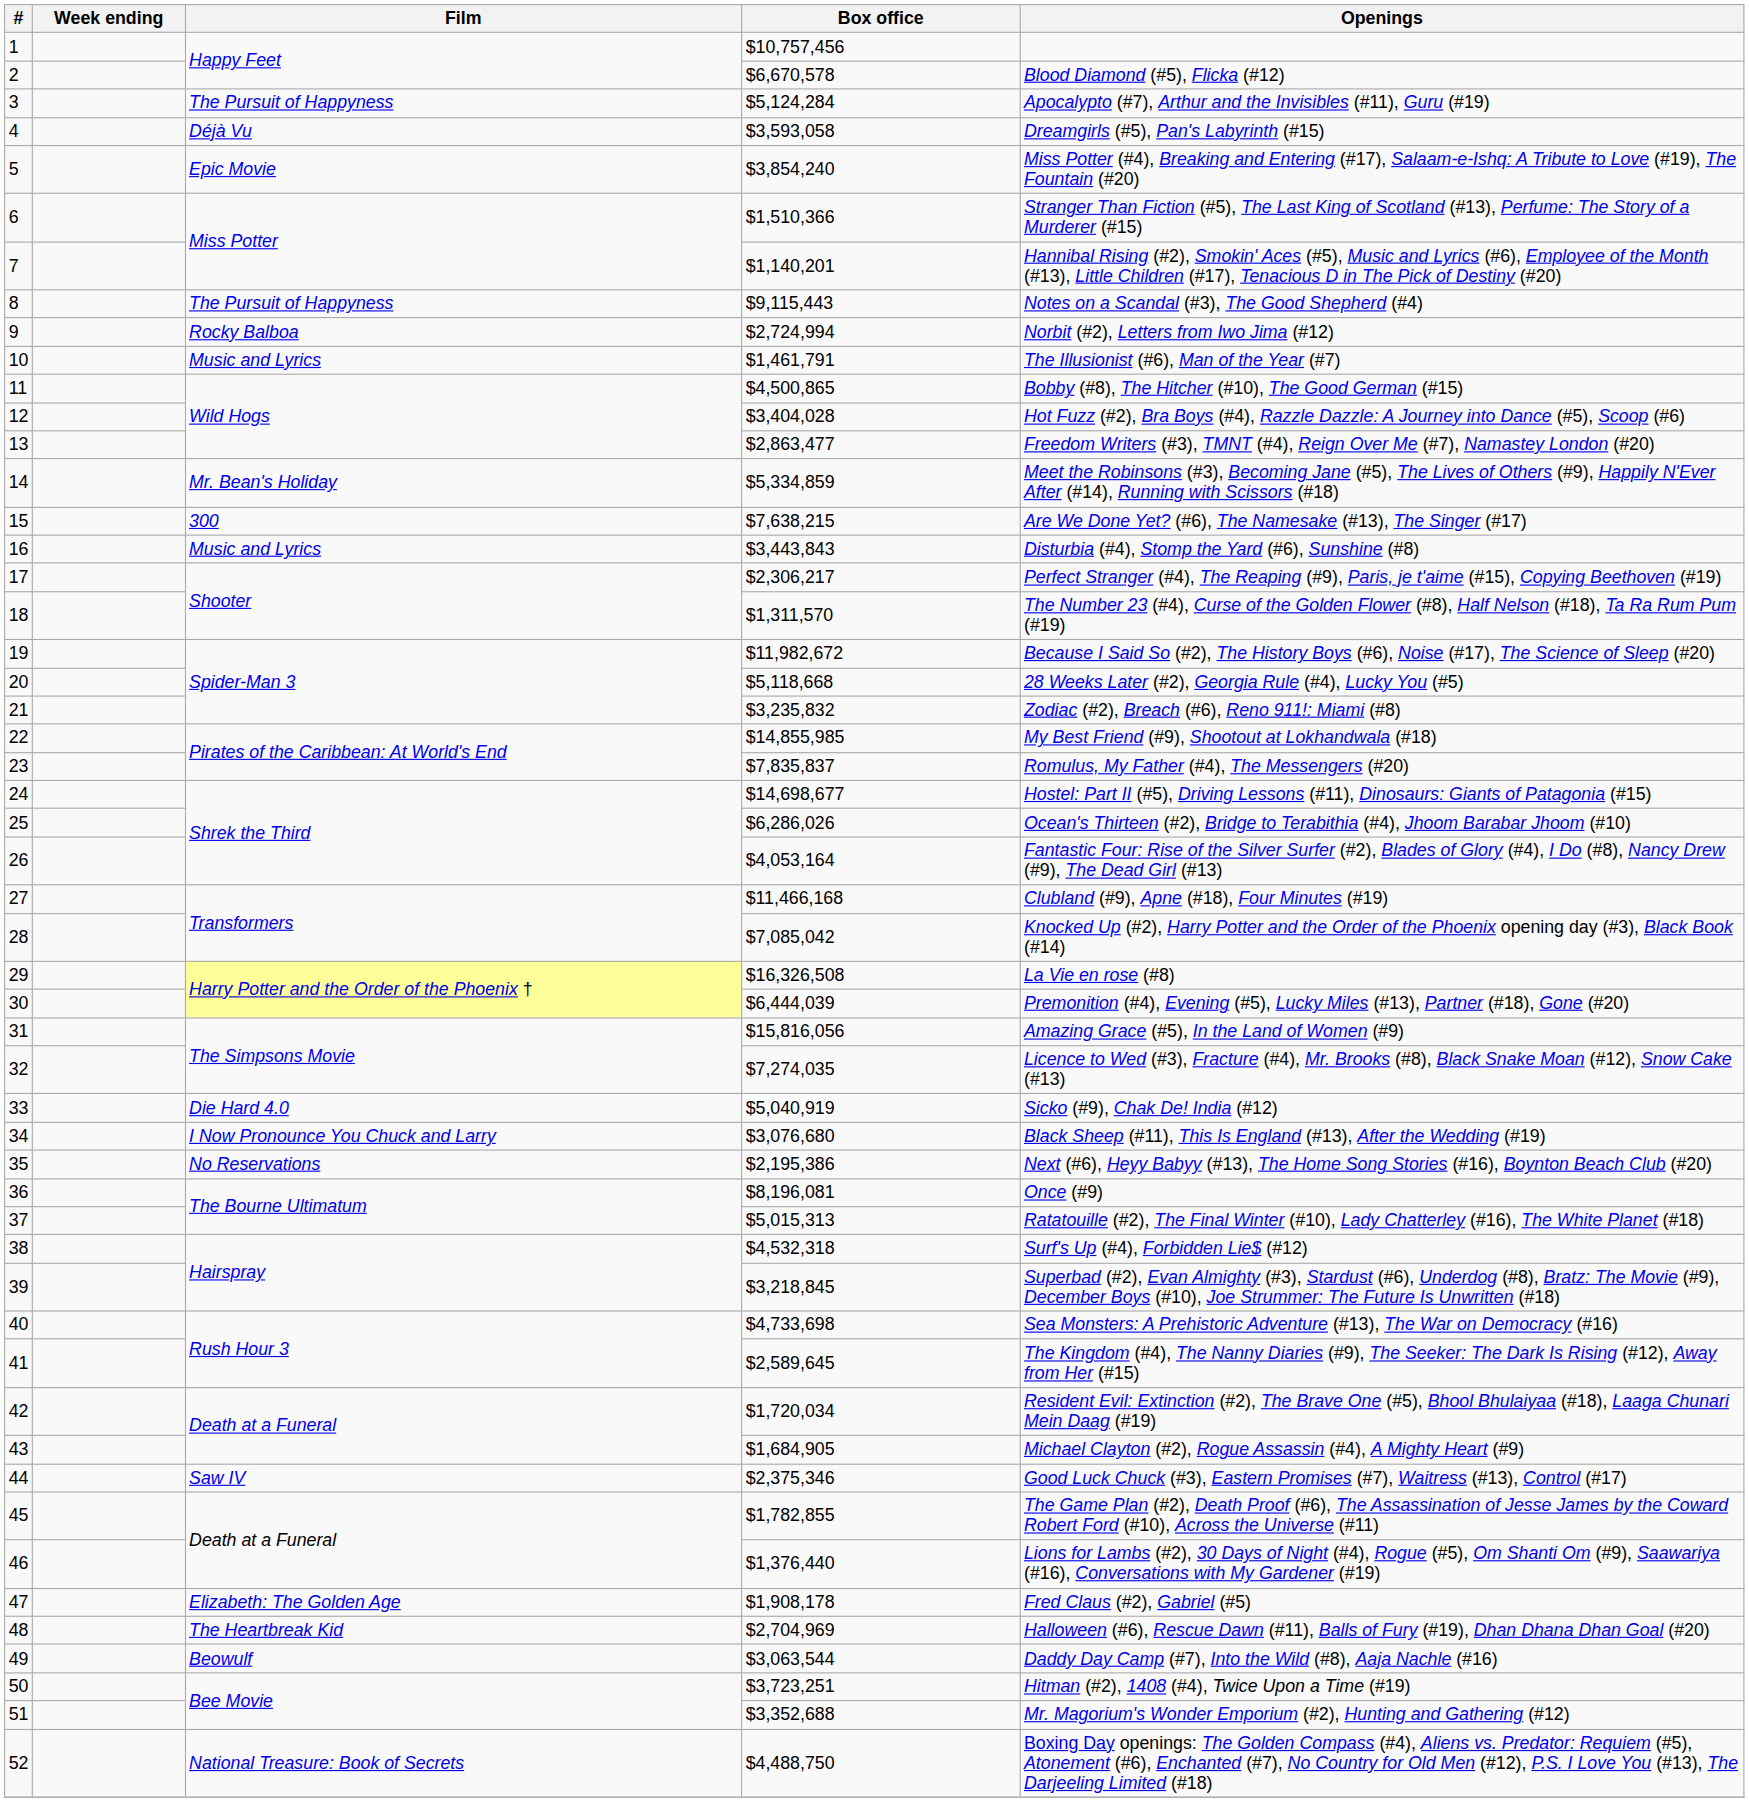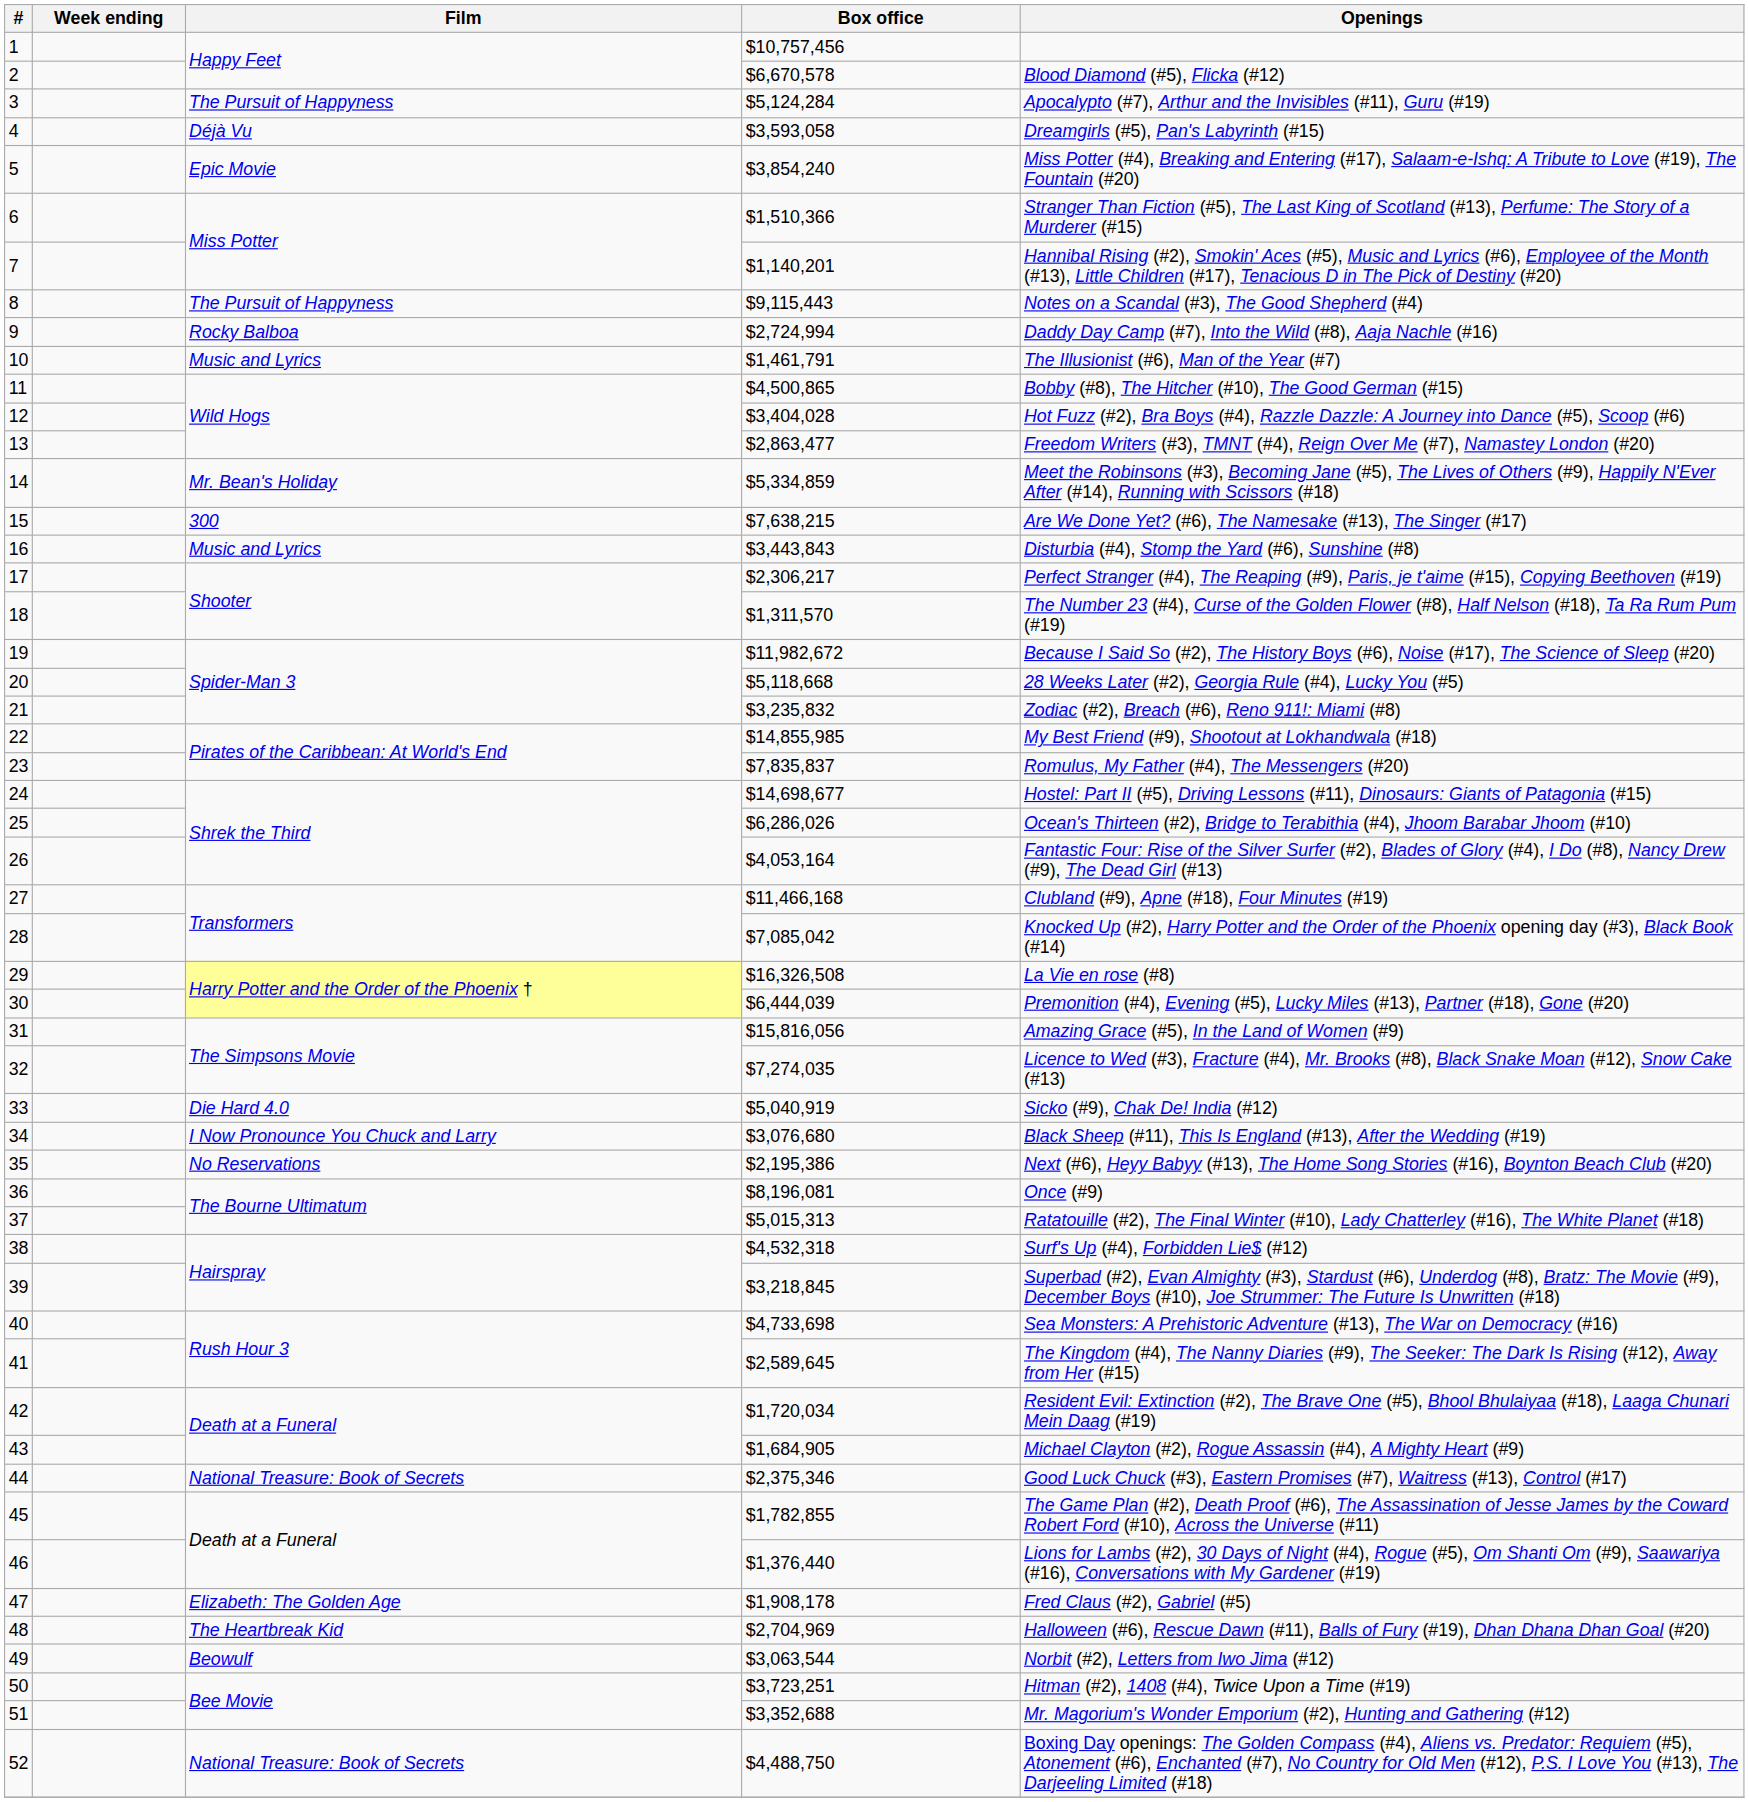(1179, 332) Norbit (#2), Letters from Iwo Jima (#12) -> (1261, 332) Daddy Day Camp (#7), Into the Wild (#8), Aaja Nachle (#16)
(217, 1477) Saw IV -> (327, 1477) National Treasure: Book of Secrets
(1261, 1658) Daddy Day Camp (#7), Into the Wild (#8), Aaja Nachle (#16) -> (1179, 1658) Norbit (#2), Letters from Iwo Jima (#12)
